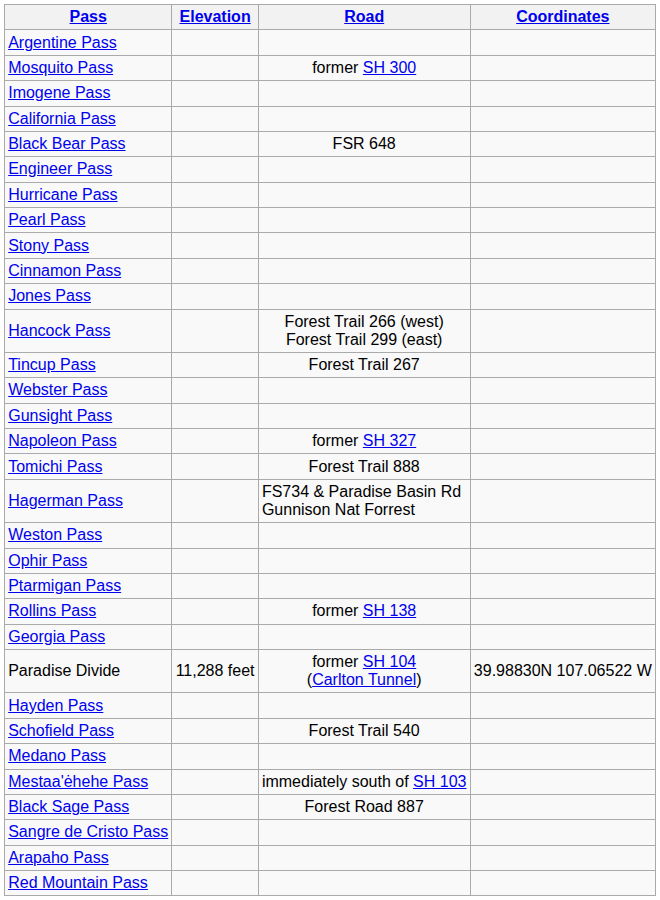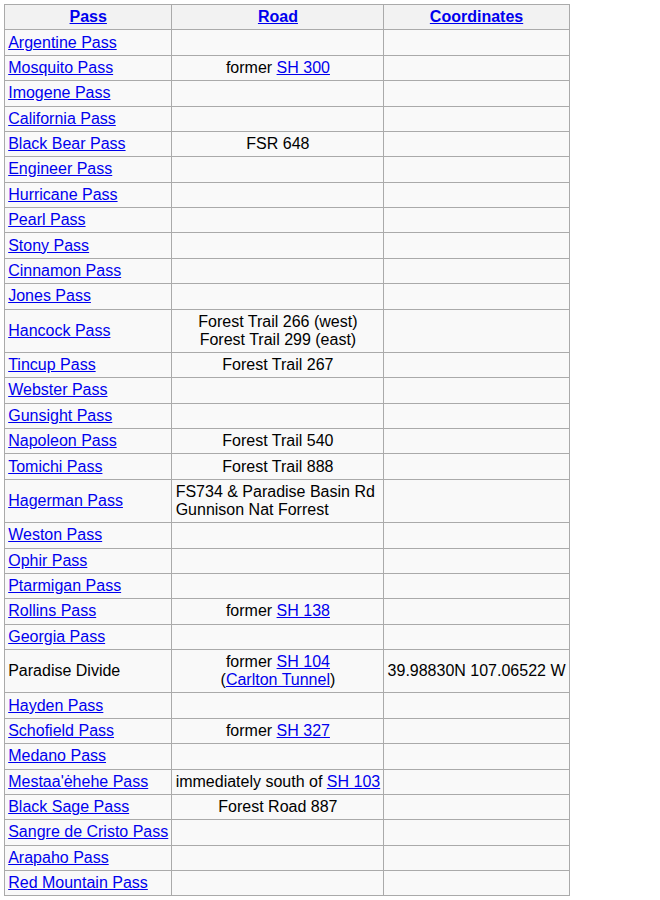- column: (215, 17)
(364, 441) former SH 327 -> (278, 441) Forest Trail 540
(364, 730) Forest Trail 540 -> (278, 730) former SH 327
